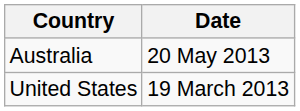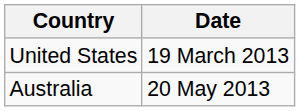rows swapped: (73, 88) <-> (51, 55)
